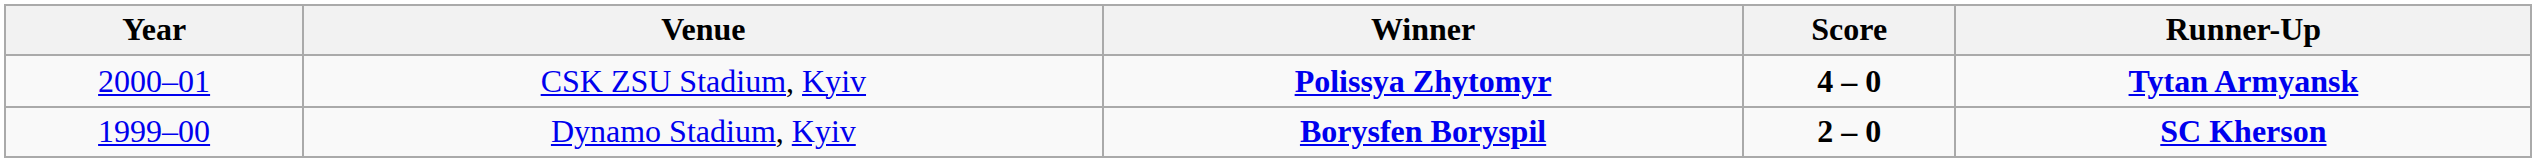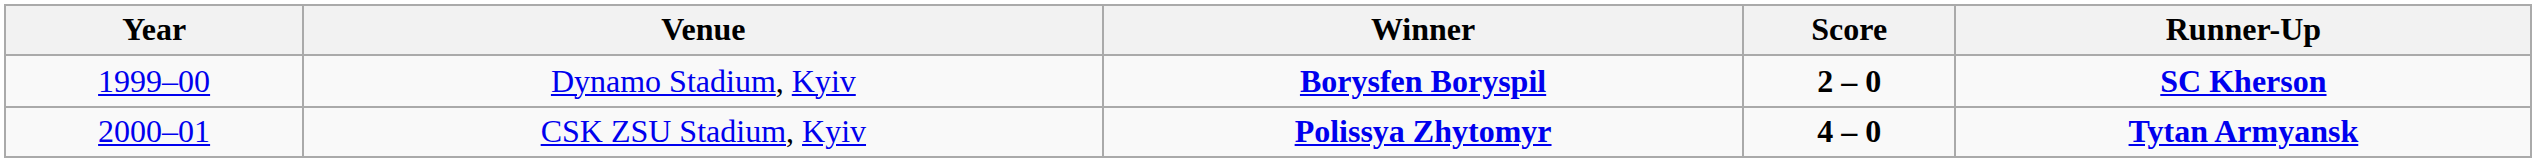rows swapped: (703, 131) <-> (703, 80)
